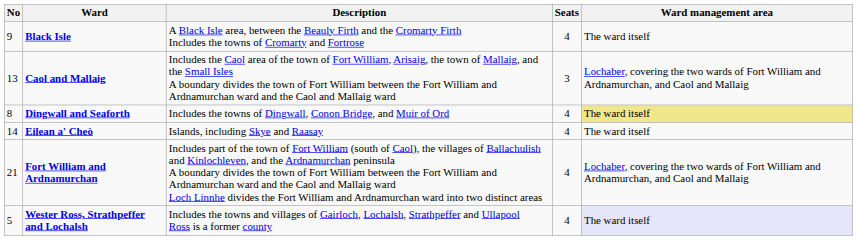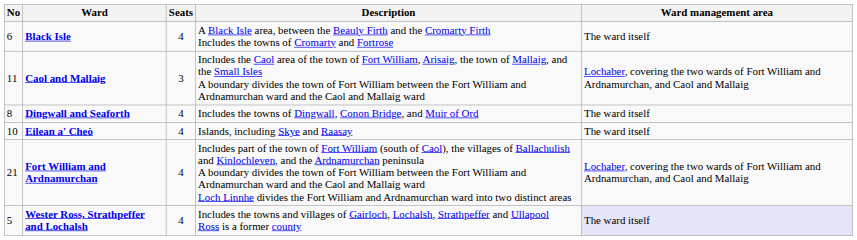columns swapped: (359, 13) <-> (567, 13)
(10, 36) 9 -> (10, 36) 6
(12, 78) 13 -> (12, 78) 11
(617, 113) khaki background -> (617, 113) no background
(12, 131) 14 -> (12, 131) 10
